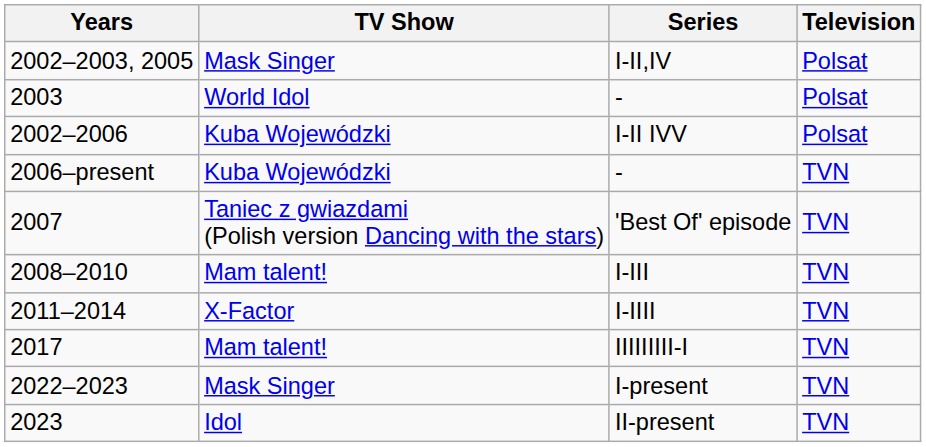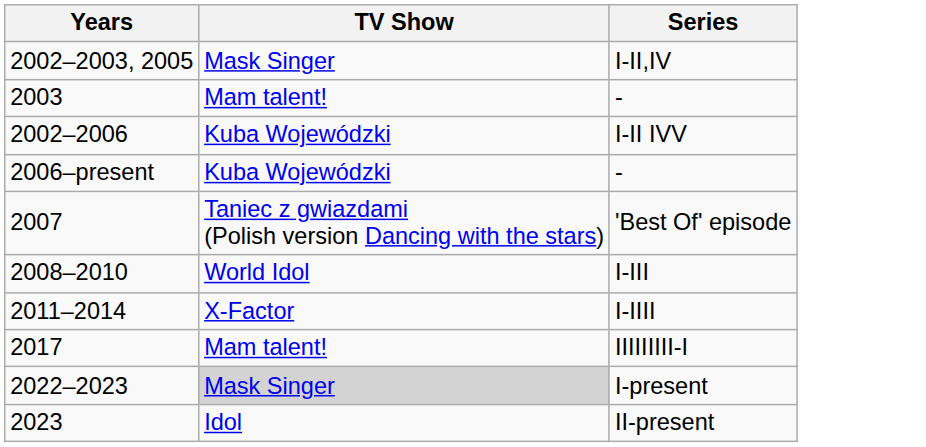- column: (859, 23)
(257, 97) World Idol -> (266, 97) Mam talent!
(266, 273) Mam talent! -> (257, 273) World Idol
(269, 385) no background -> (269, 385) lightgrey background
